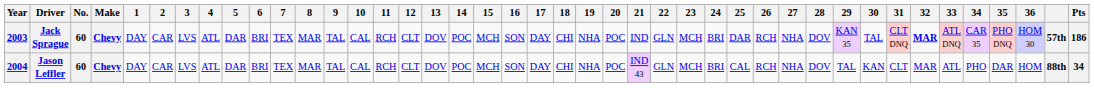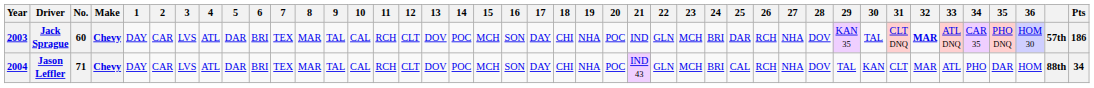(81, 67) 60 -> (81, 67) 71
